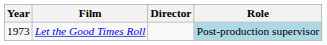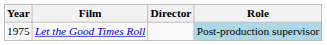(18, 31) 1973 -> (18, 31) 1975
